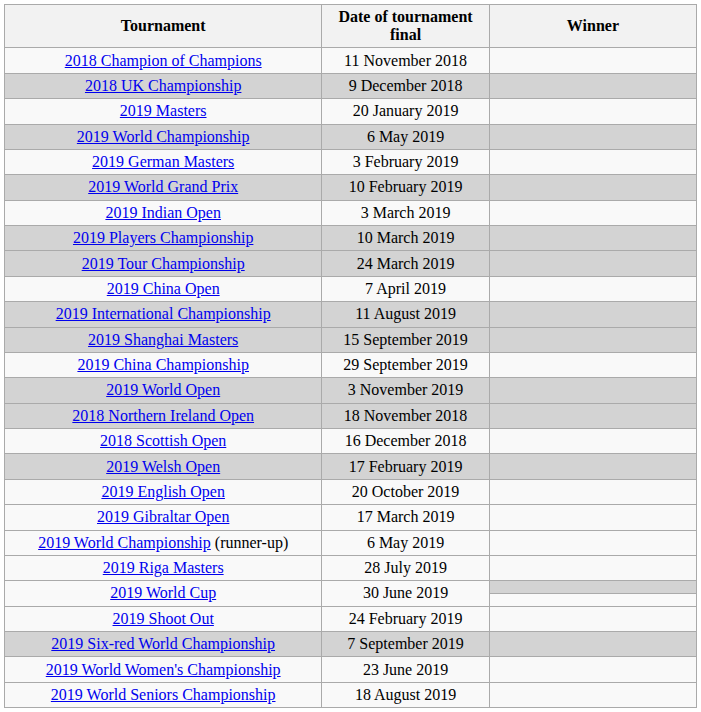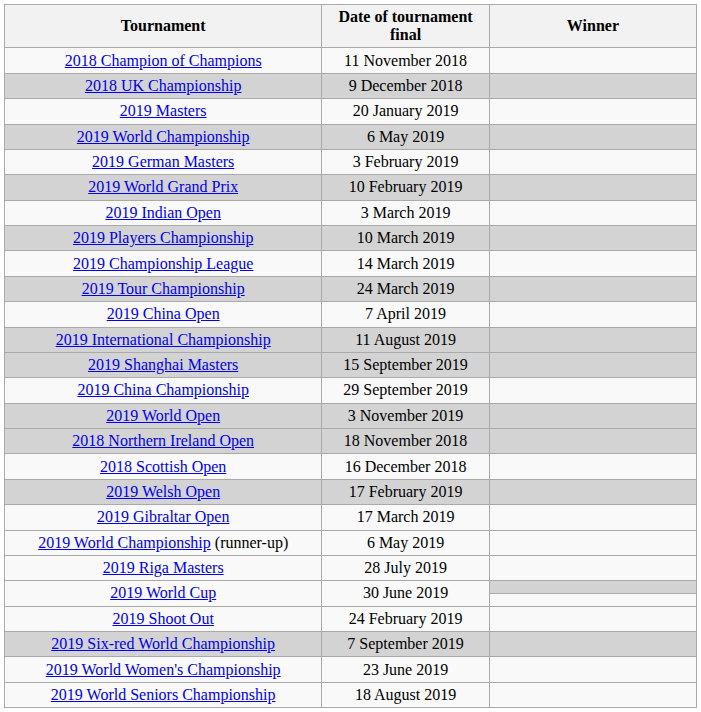+ row: (163, 263)
- row: (163, 491)
